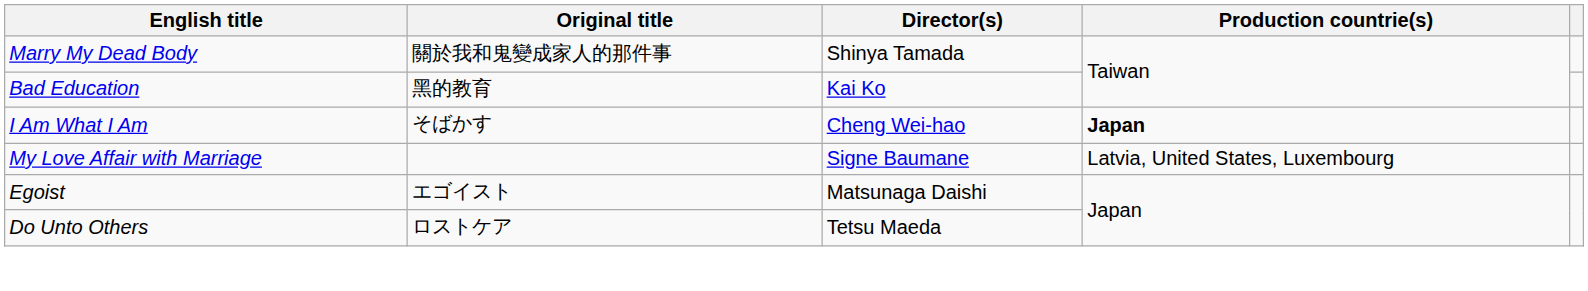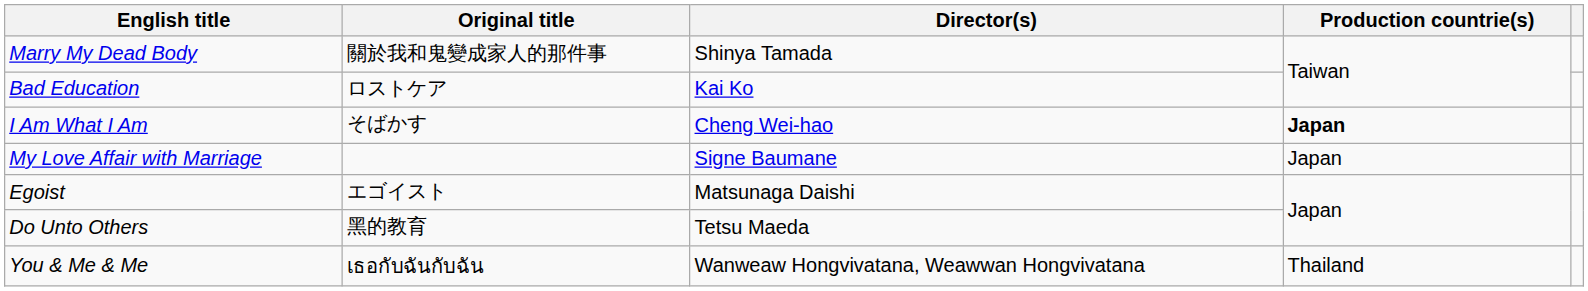(452, 88) 黑的教育 -> (397, 88) ロストケア
(1241, 158) Latvia, United States, Luxembourg -> (1315, 158) Japan
(462, 226) ロストケア -> (387, 226) 黑的教育
+ row: (79, 265)
